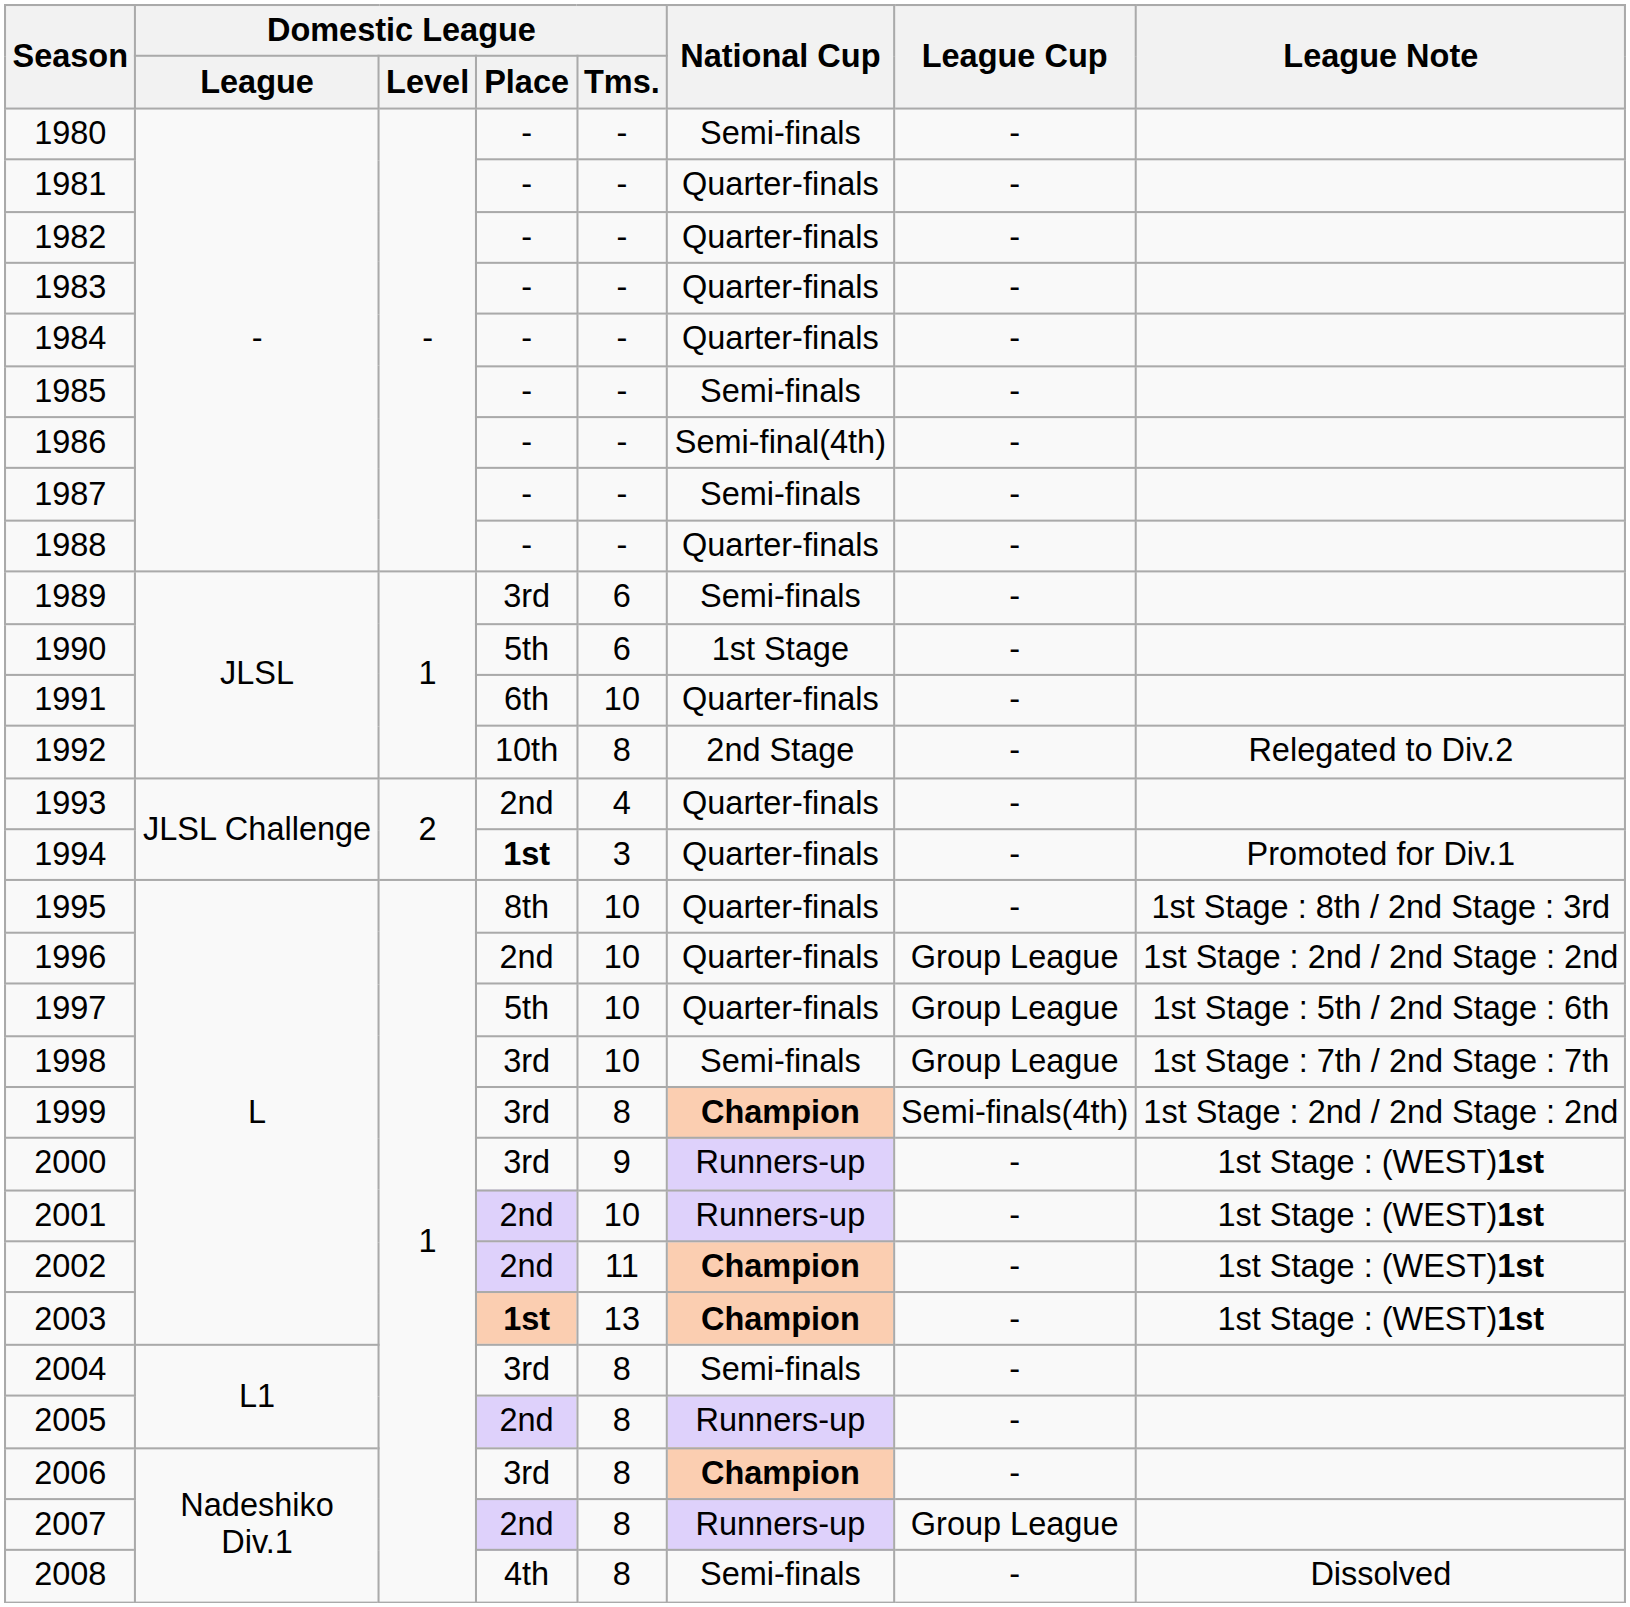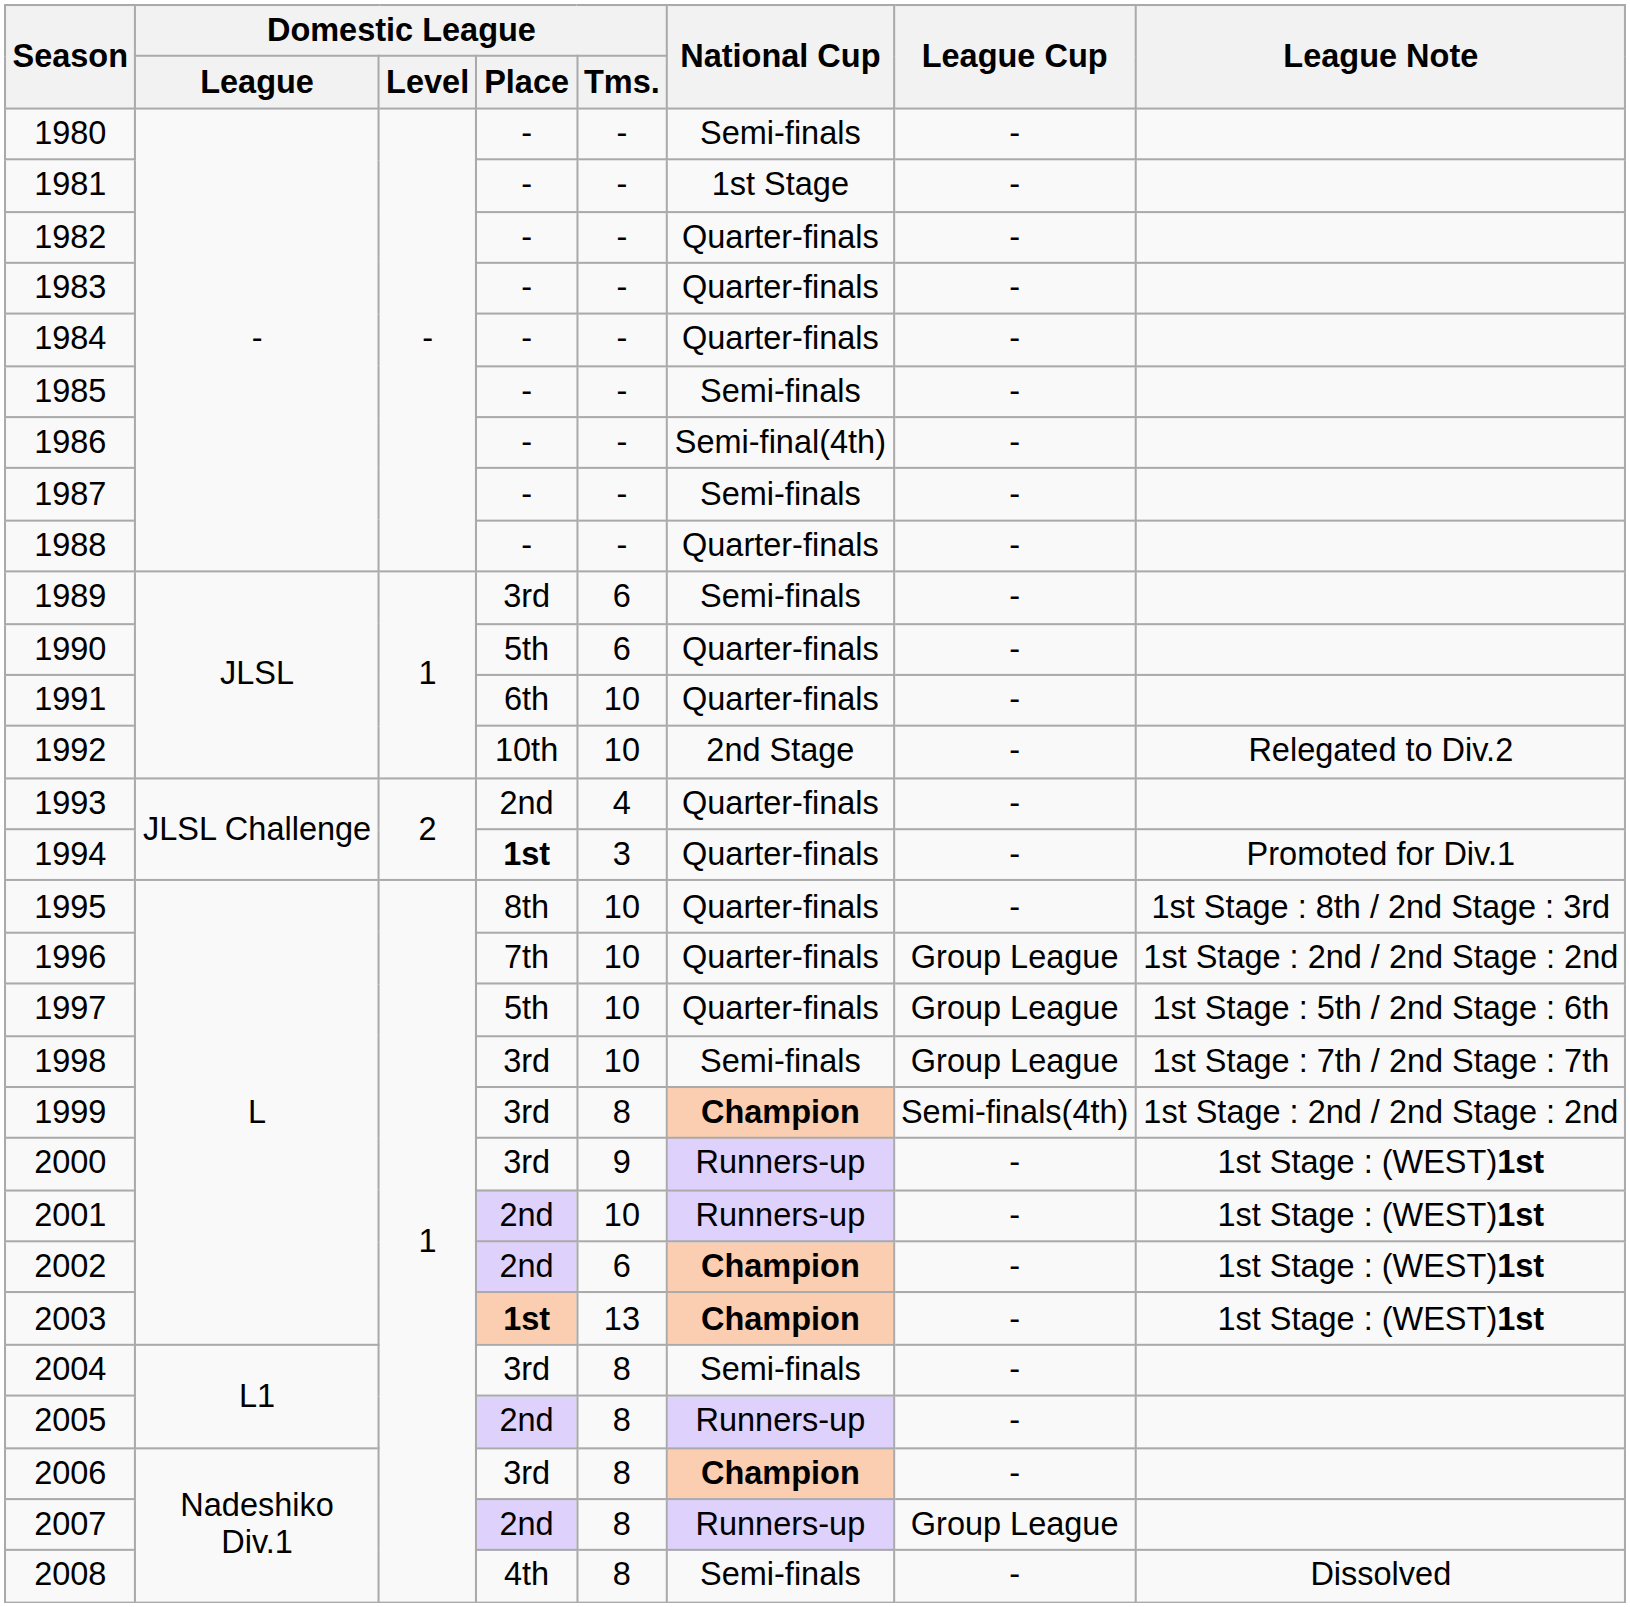(780, 184) Quarter-finals -> (780, 184) 1st Stage
(780, 648) 1st Stage -> (780, 648) Quarter-finals
(622, 751) 8 -> (622, 751) 10
(527, 957) 2nd -> (527, 957) 7th
(622, 1266) 11 -> (622, 1266) 6
